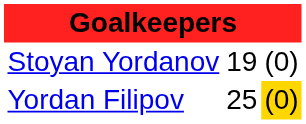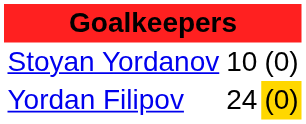(242, 61) 19 -> (242, 61) 10
(242, 99) 25 -> (242, 99) 24
